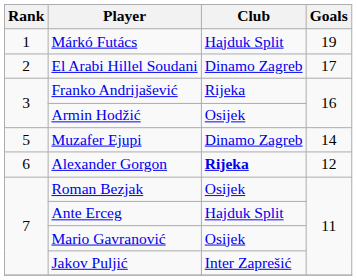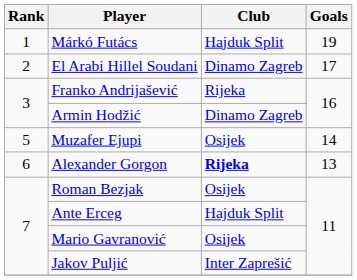(225, 115) Osijek -> (254, 115) Dinamo Zagreb
(254, 139) Dinamo Zagreb -> (225, 139) Osijek
(329, 164) 12 -> (329, 164) 13
